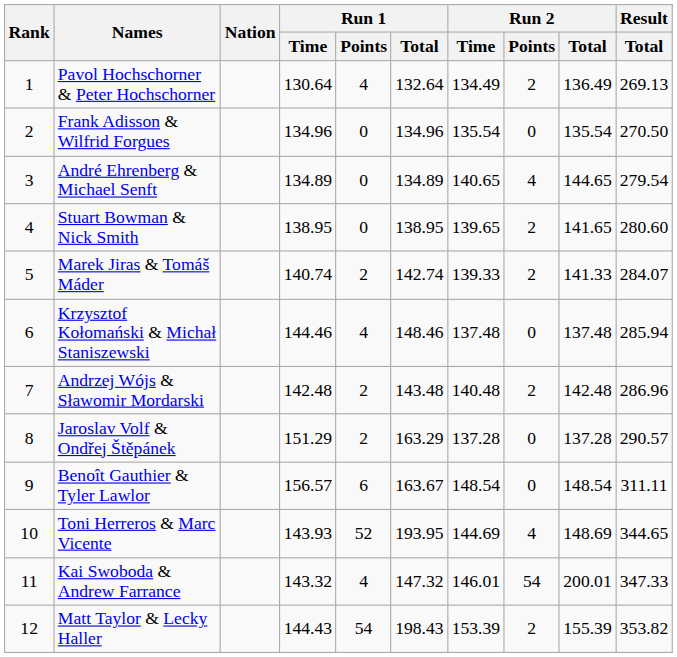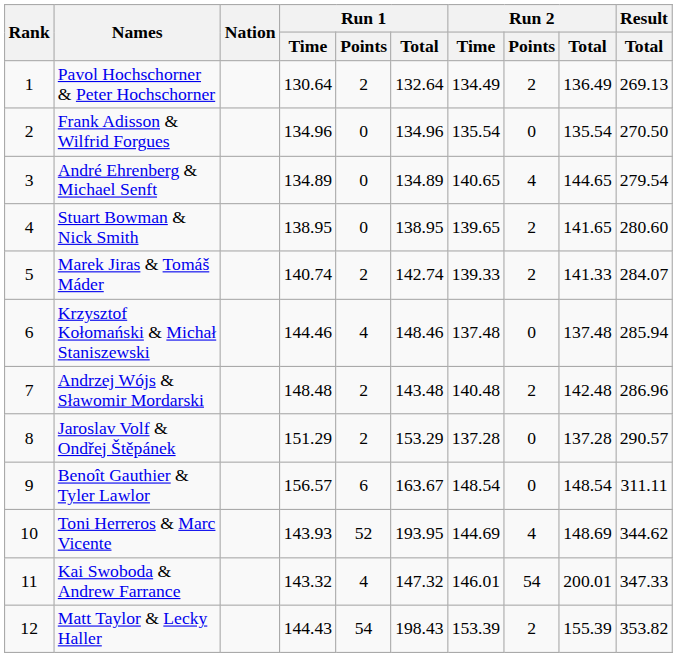(364, 84) 4 -> (364, 84) 2
(308, 390) 142.48 -> (308, 390) 148.48
(419, 437) 163.29 -> (419, 437) 153.29
(644, 533) 344.65 -> (644, 533) 344.62
